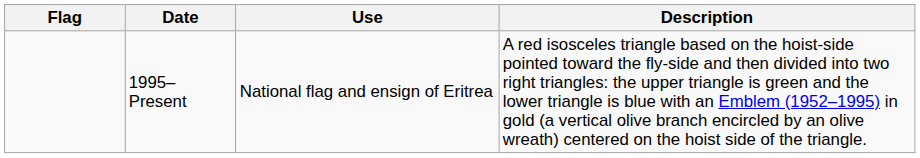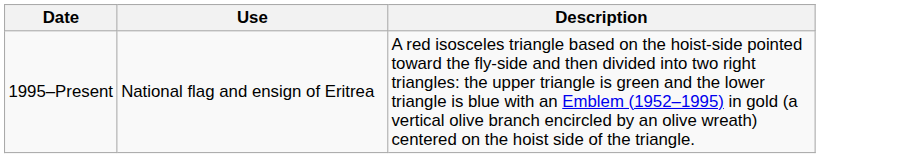- column: (65, 17)
